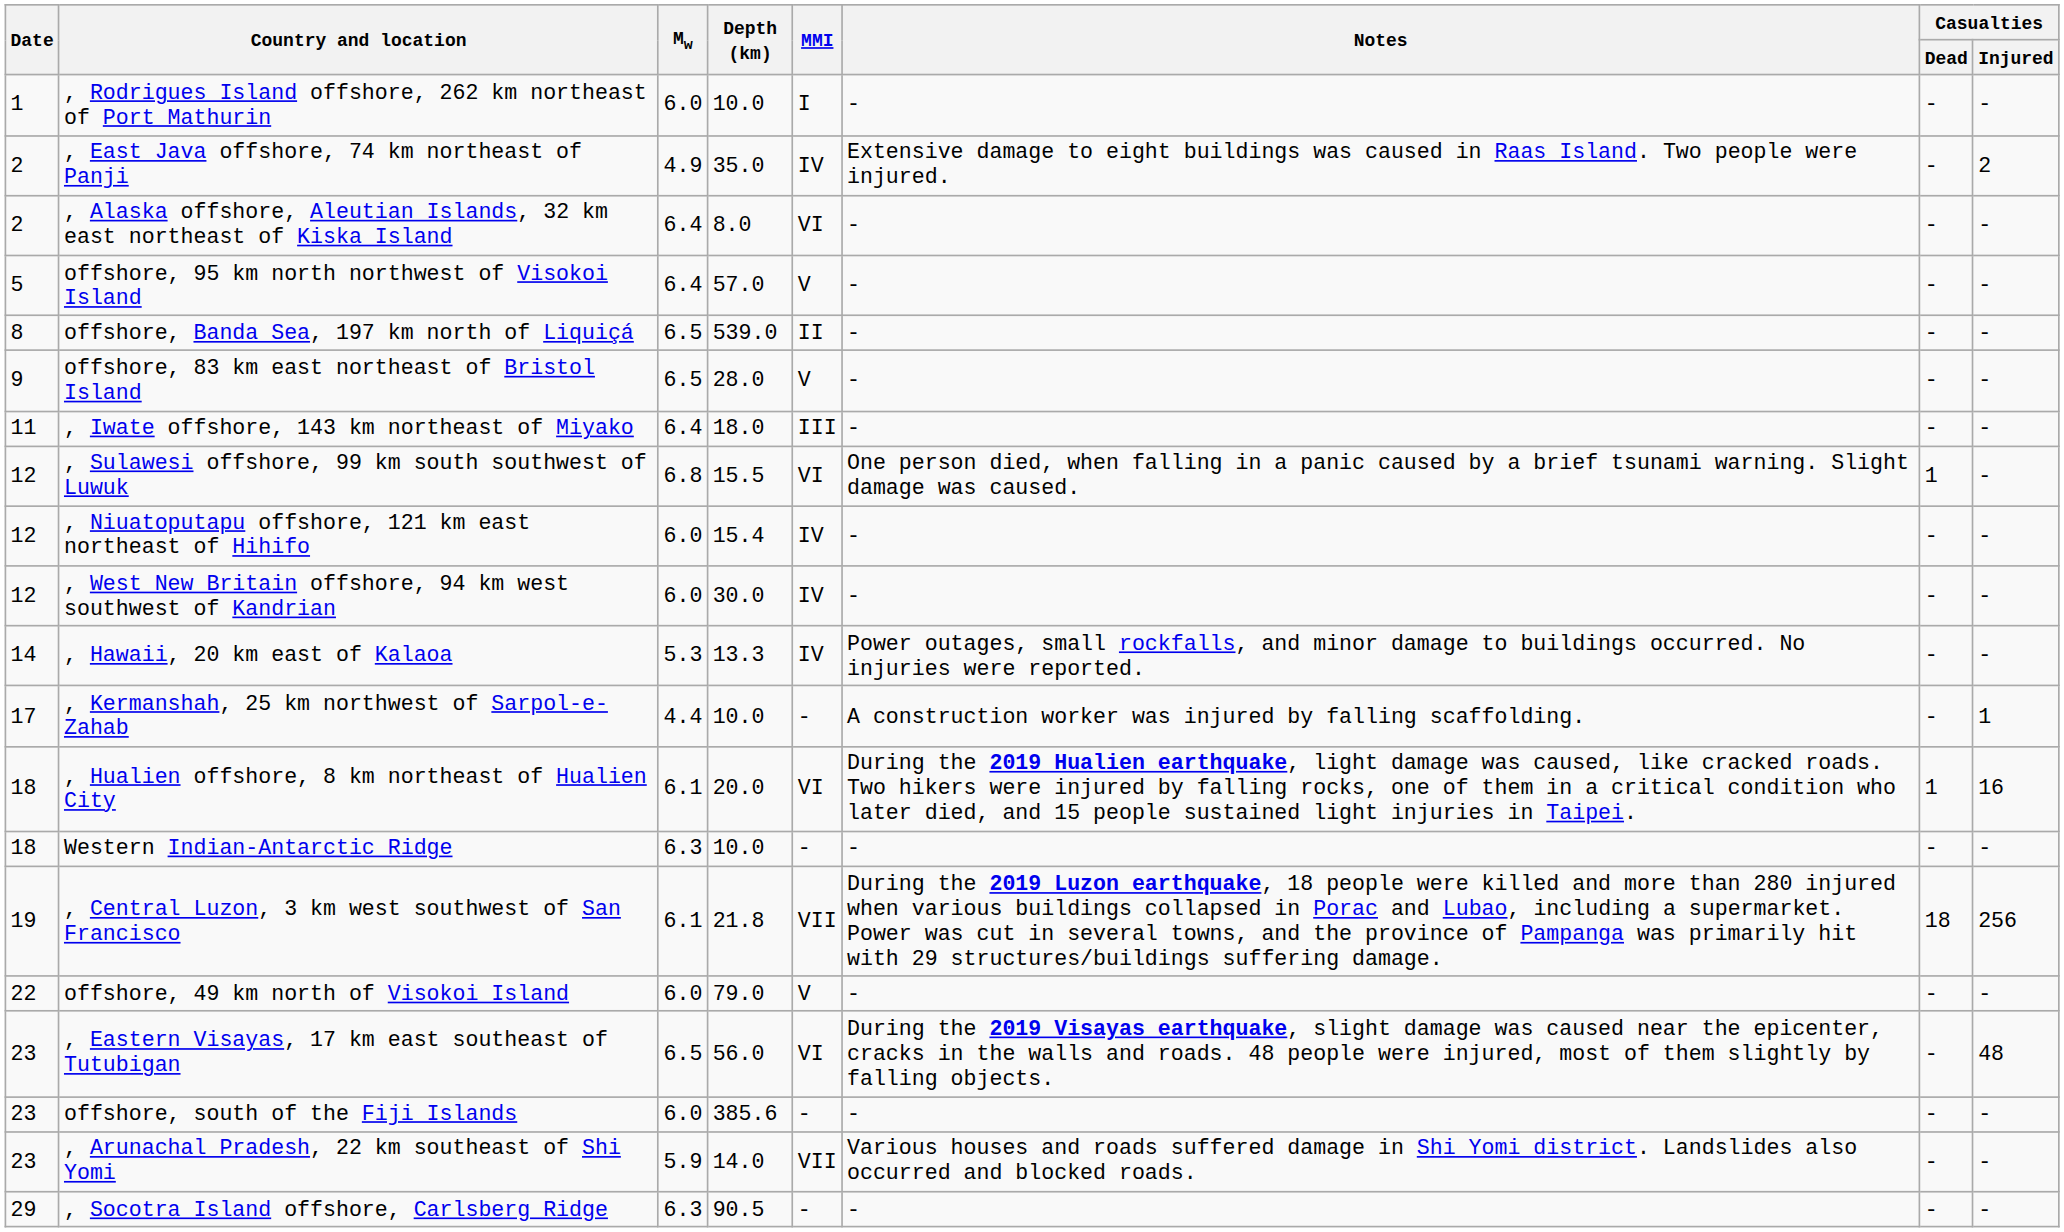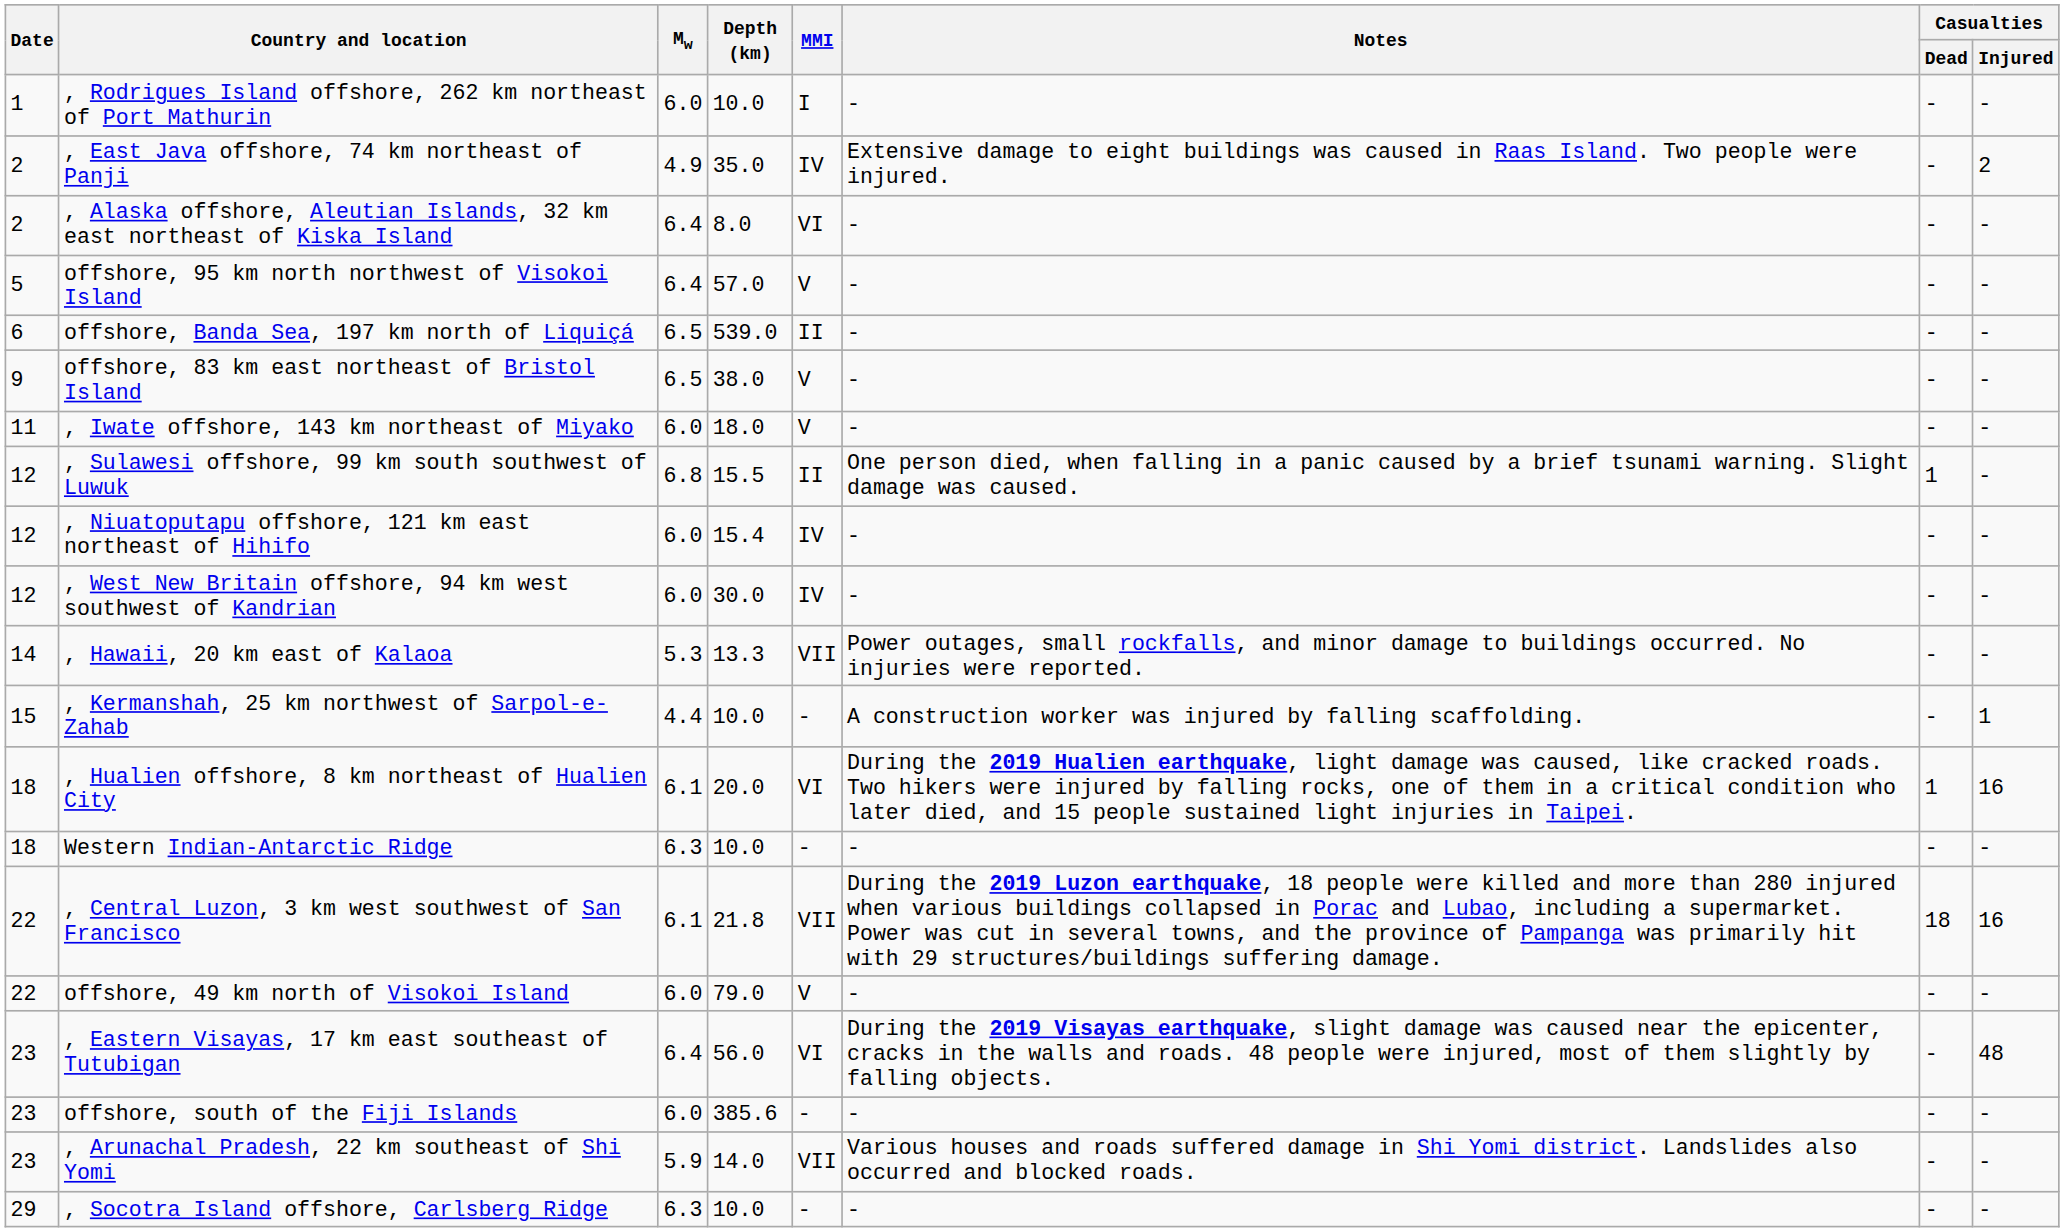(17, 333) 8 -> (17, 333) 6
(739, 381) 28.0 -> (739, 381) 38.0
(683, 428) 6.4 -> (683, 428) 6.0
(817, 428) III -> (804, 428) V
(811, 476) VI -> (811, 476) II
(811, 656) IV -> (817, 656) VII
(24, 716) 17 -> (24, 716) 15
(24, 921) 19 -> (24, 921) 22
(1998, 921) 256 -> (1991, 921) 16
(683, 1054) 6.5 -> (683, 1054) 6.4
(739, 1209) 90.5 -> (739, 1209) 10.0
